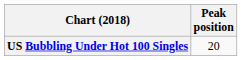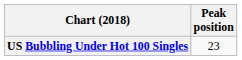(214, 45) 20 -> (214, 45) 23
